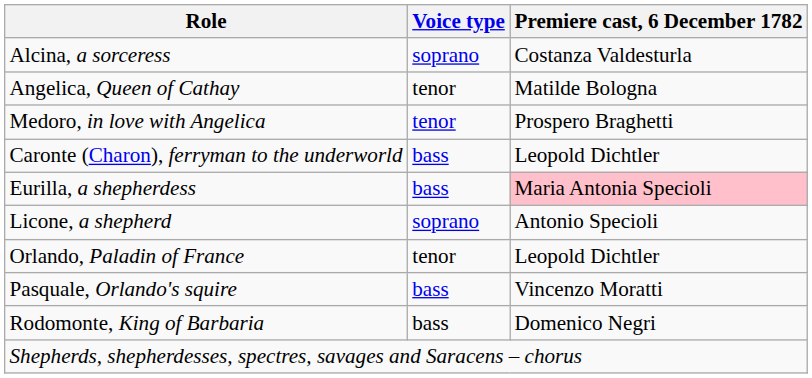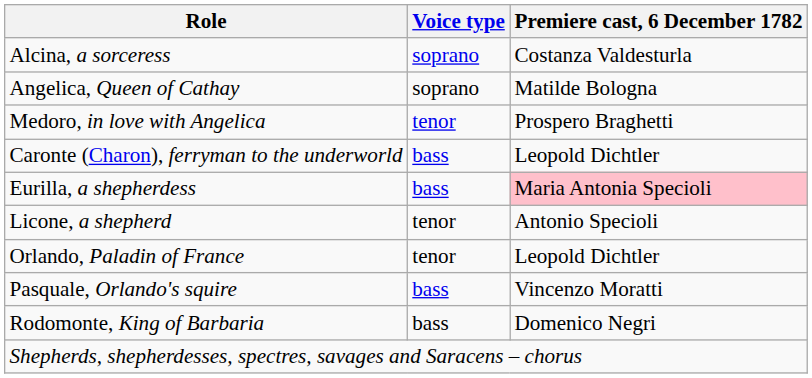(434, 88) tenor -> (446, 88) soprano
(446, 222) soprano -> (434, 222) tenor
